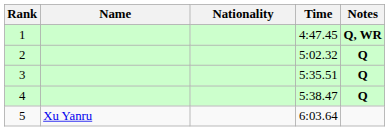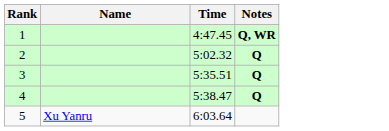- column: (243, 14)
